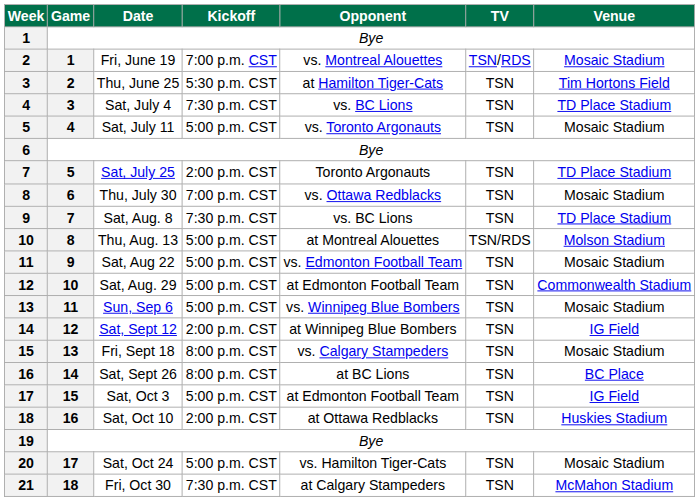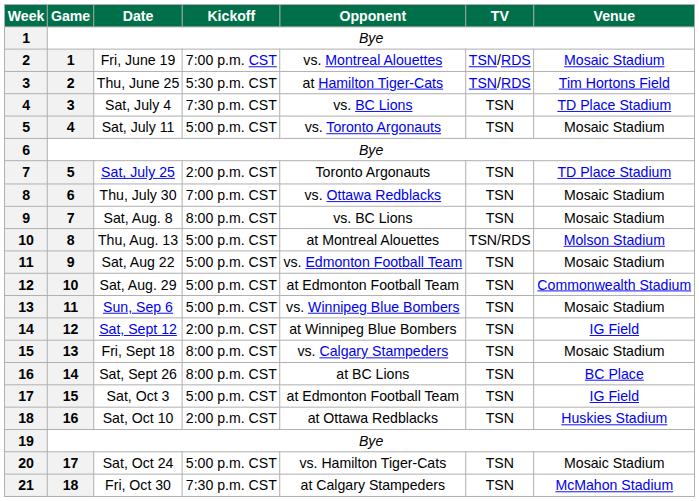(500, 83) TSN -> (500, 83) TSN/RDS
(231, 217) 7:30 p.m. CST -> (231, 217) 8:00 p.m. CST
(614, 217) TD Place Stadium -> (614, 217) Mosaic Stadium
